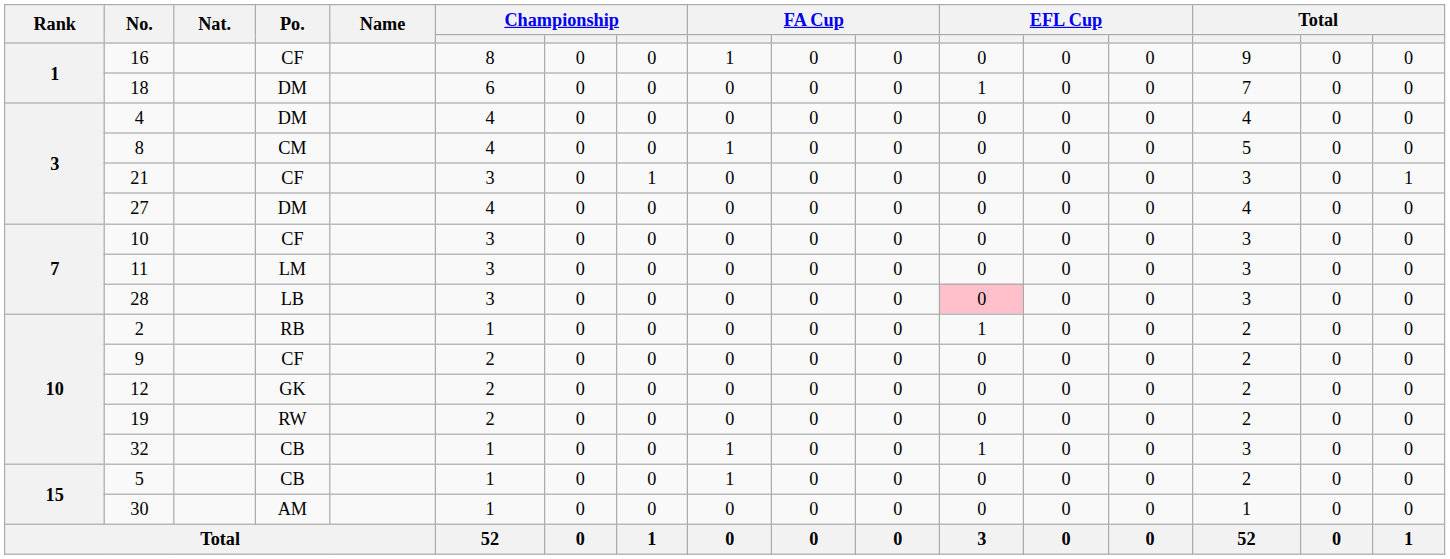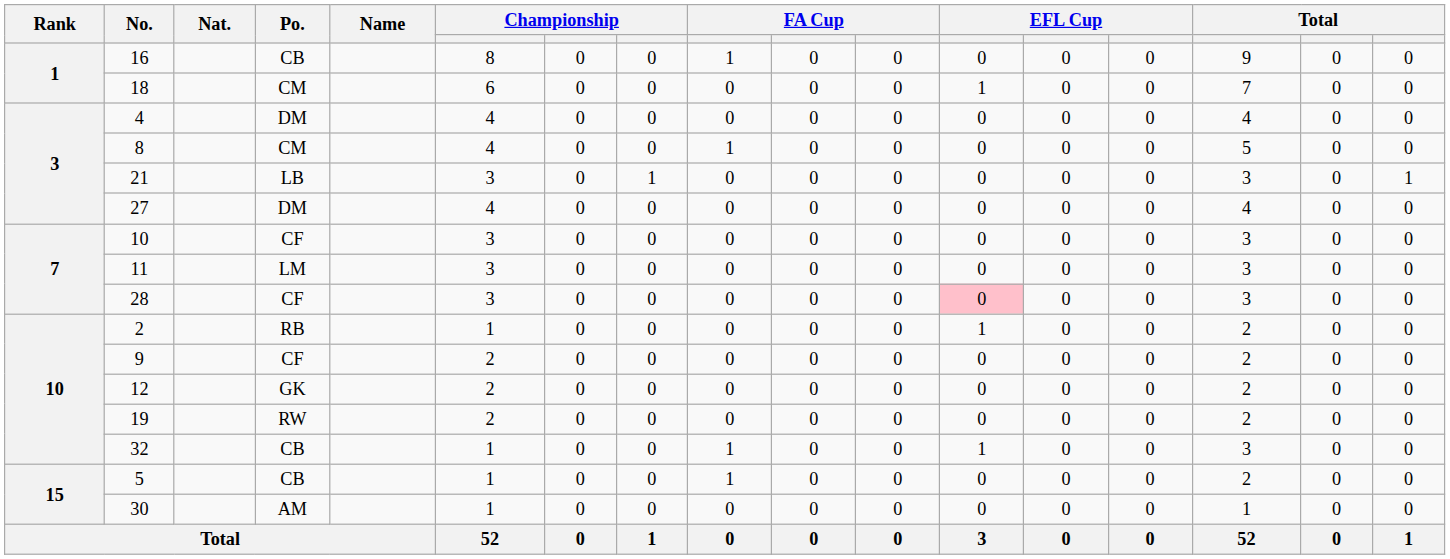(292, 58) CF -> (292, 58) CB
(292, 88) DM -> (292, 88) CM
(292, 178) CF -> (292, 178) LB
(292, 298) LB -> (292, 298) CF
